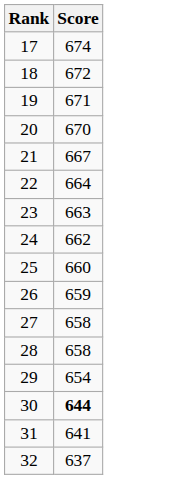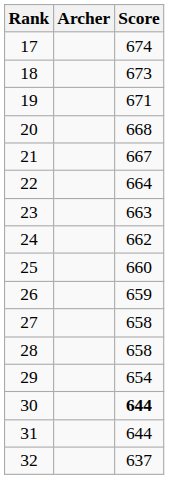+ column: (84, 18)
(78, 73) 672 -> (139, 73) 673
(78, 128) 670 -> (139, 128) 668
(78, 433) 641 -> (139, 433) 644
